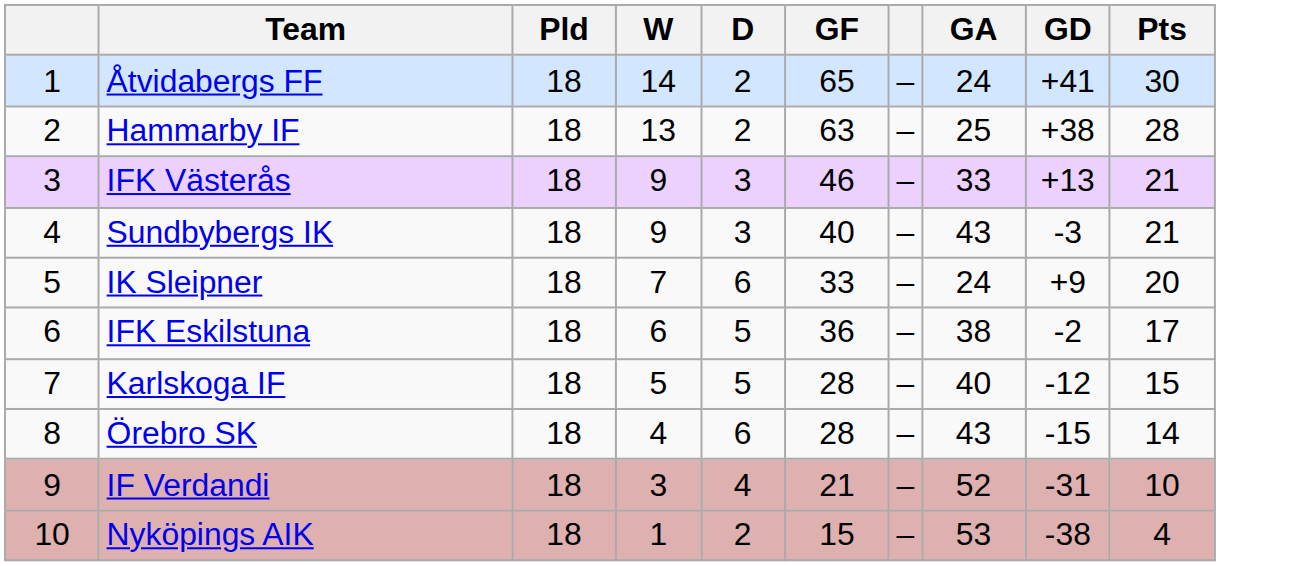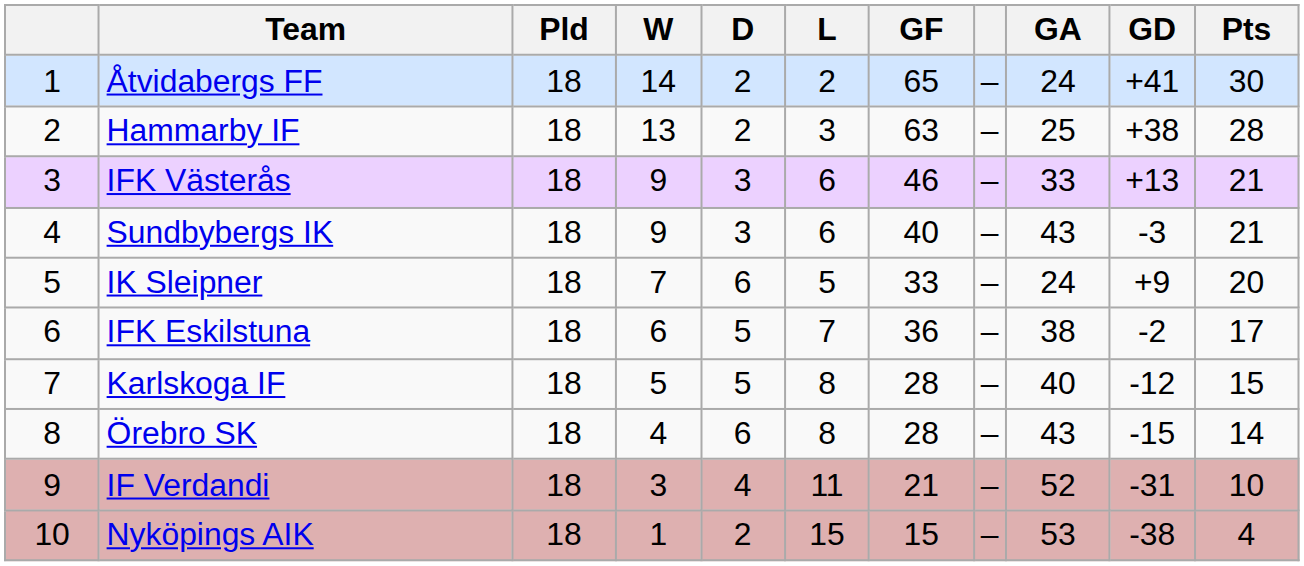+ column: (827, 29)
